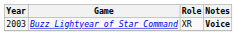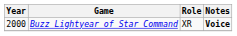(16, 24) 2003 -> (16, 24) 2000
